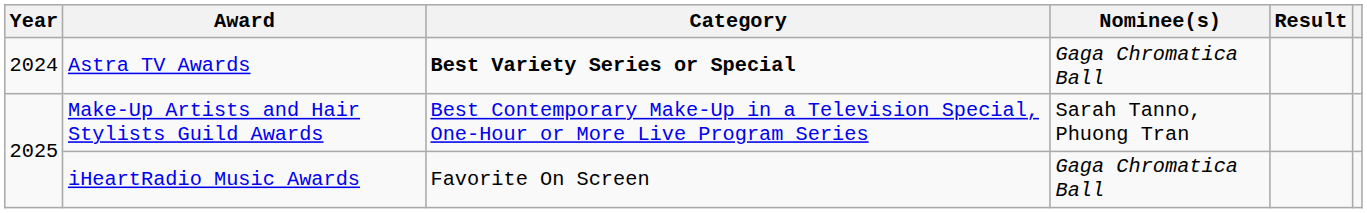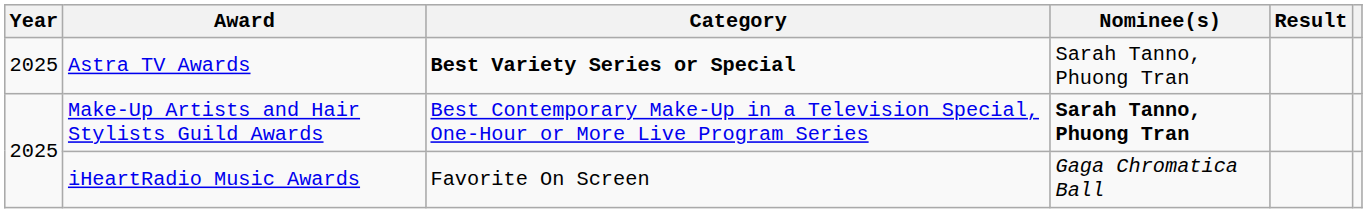(34, 66) 2024 -> (34, 66) 2025
(1147, 66) Gaga Chromatica Ball -> (1129, 66) Sarah Tanno, Phuong Tran
(1129, 123) normal -> (1129, 123) bold
